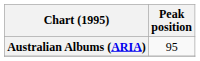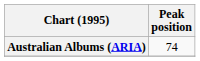(172, 46) 95 -> (172, 46) 74
